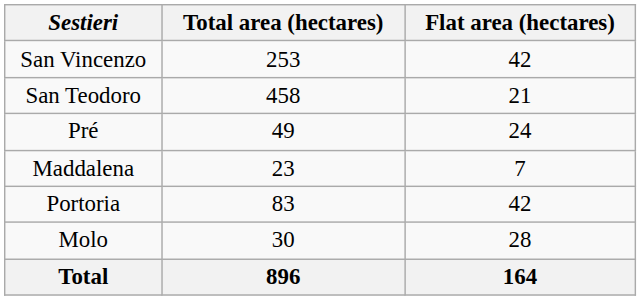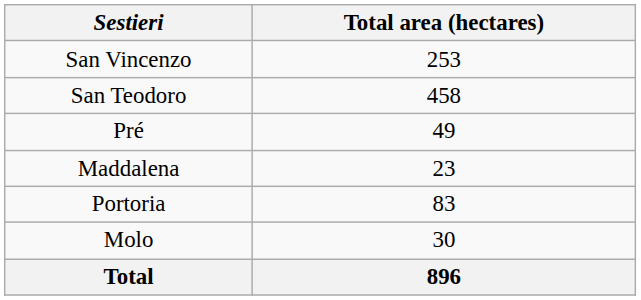- column: (520, 22)
